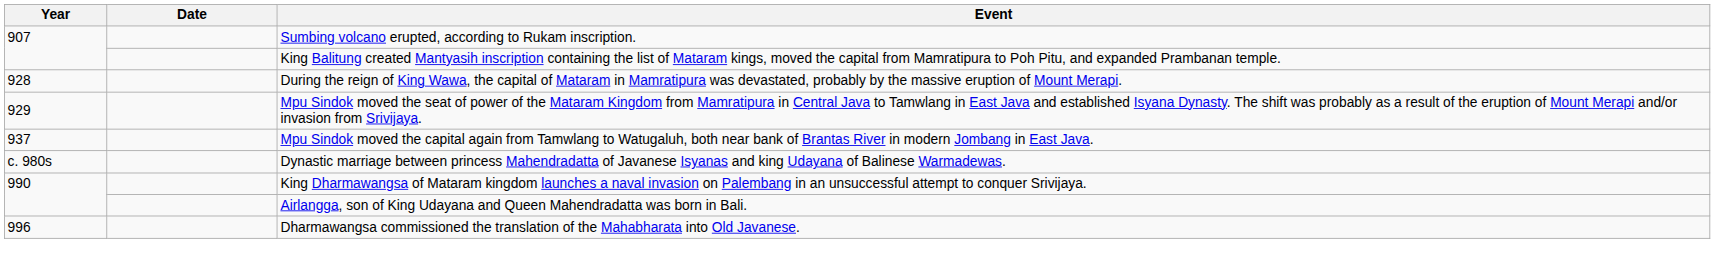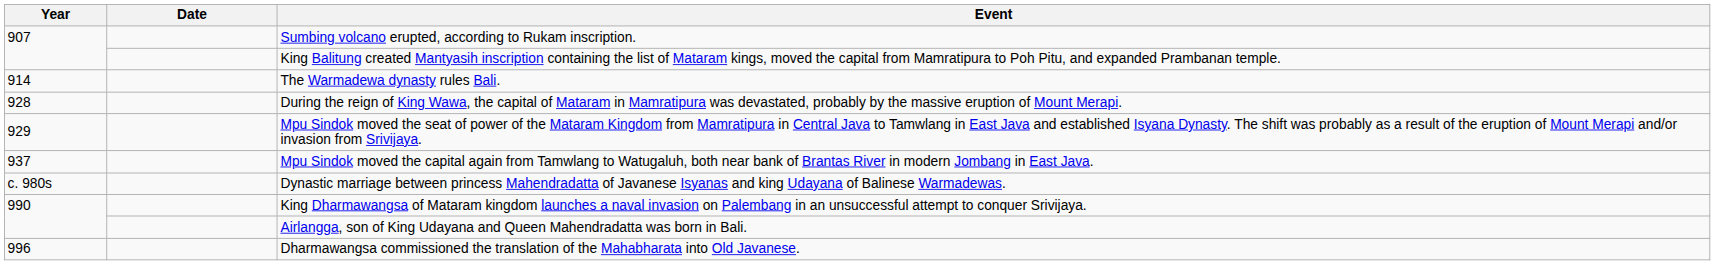+ row: (390, 80)
